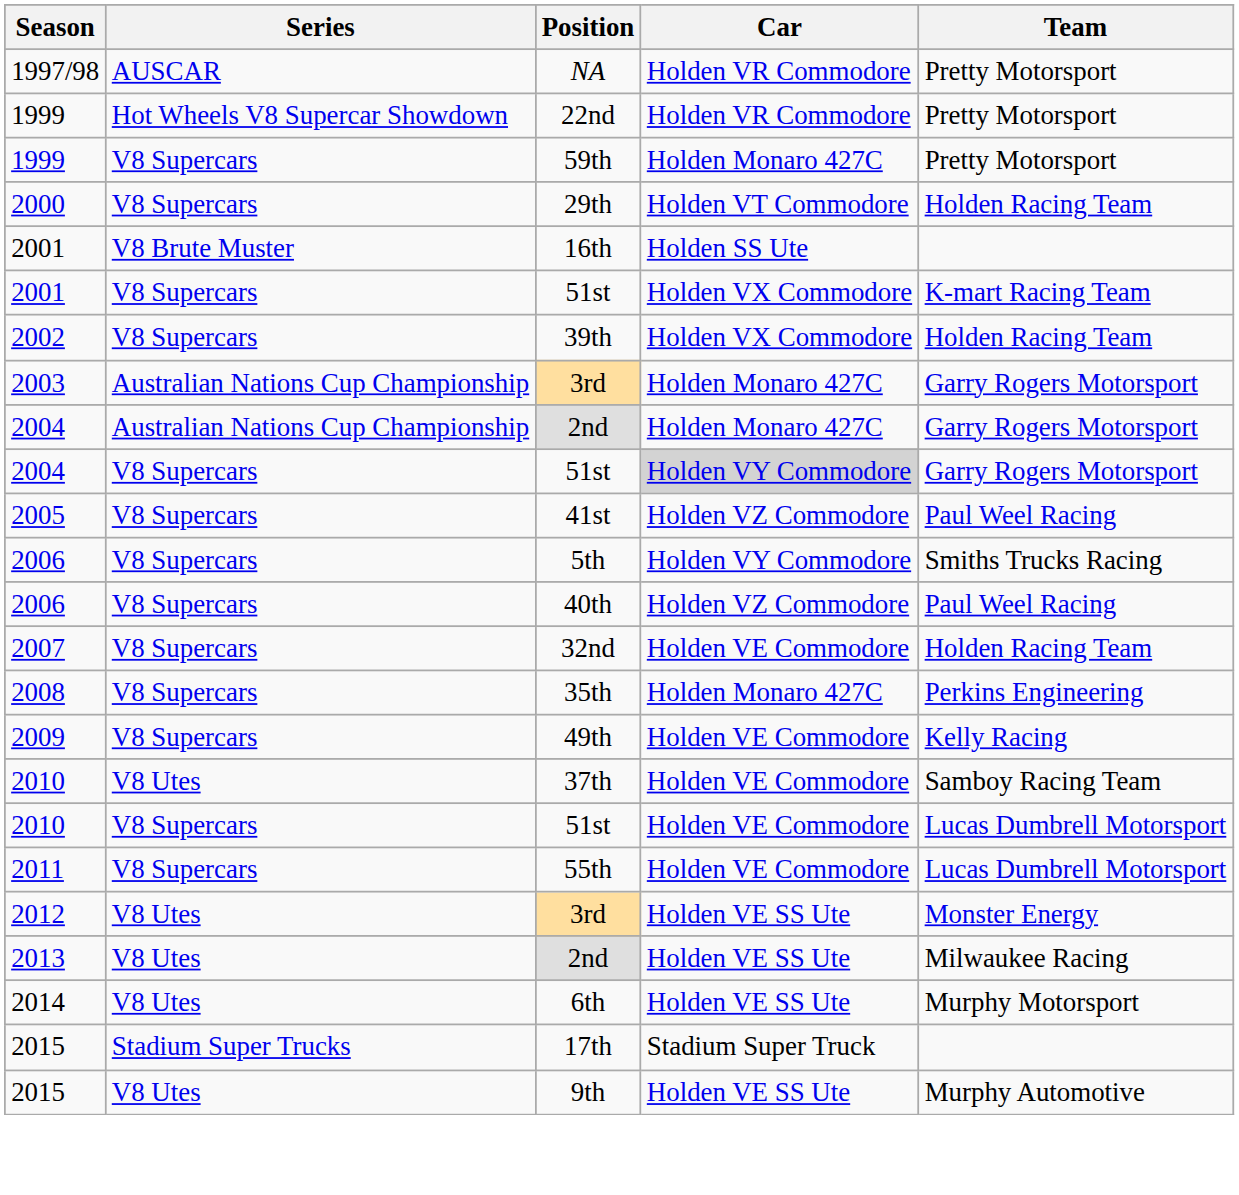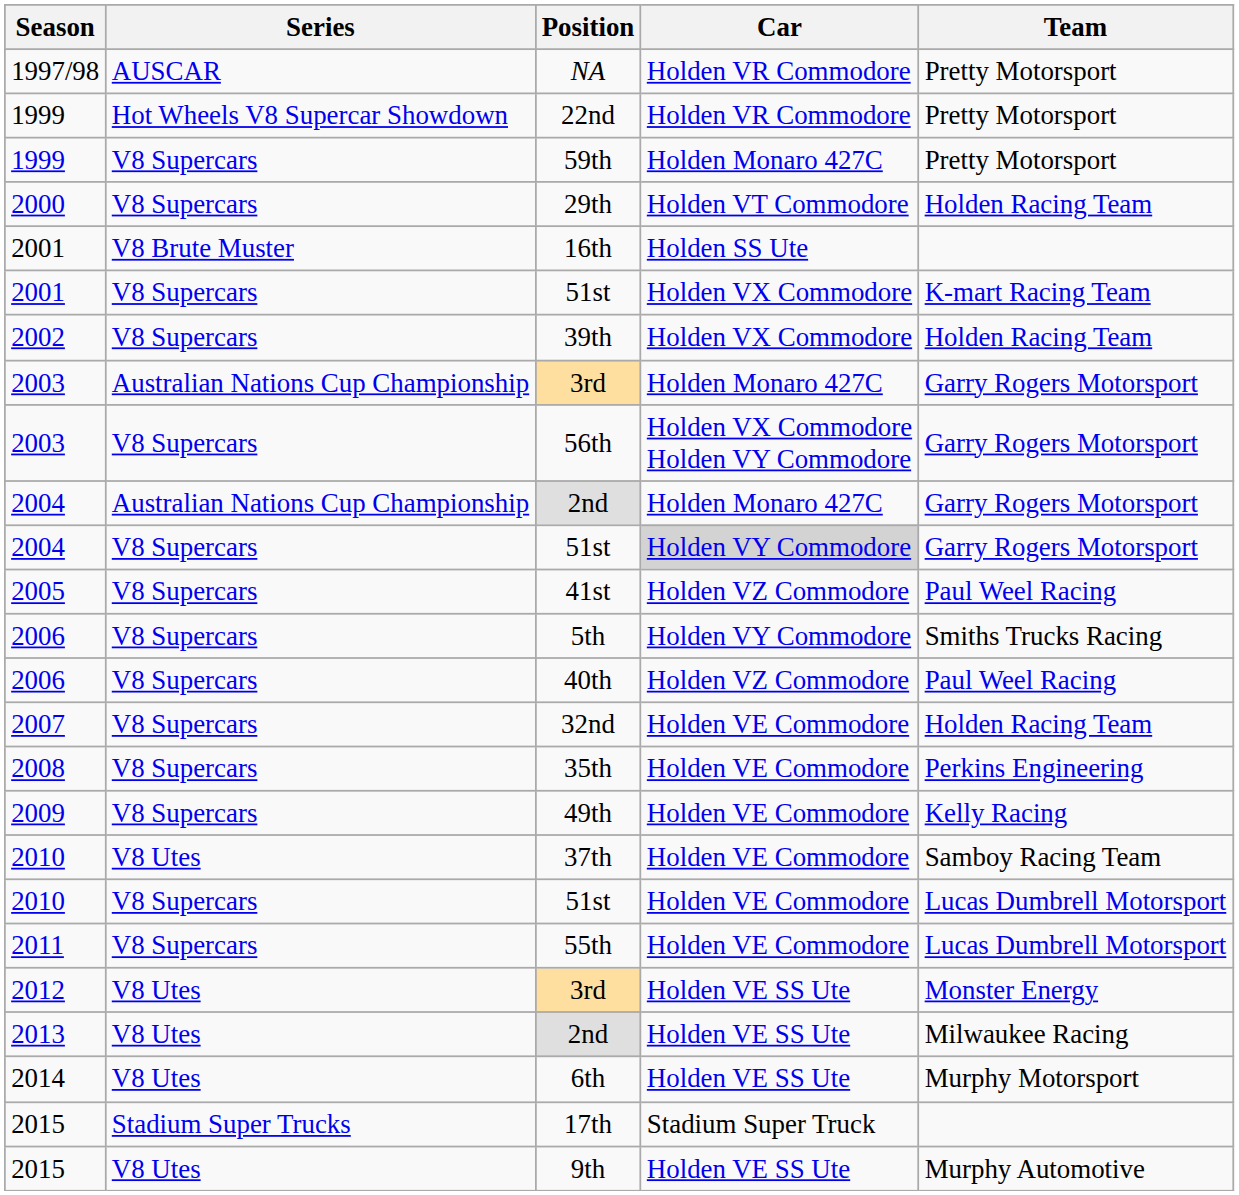+ row: (38, 442)
(765, 692) Holden Monaro 427C -> (778, 768) Holden VE Commodore
